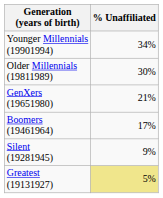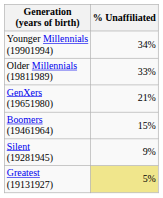(147, 71) 30% -> (147, 71) 33%
(147, 125) 17% -> (147, 125) 15%
